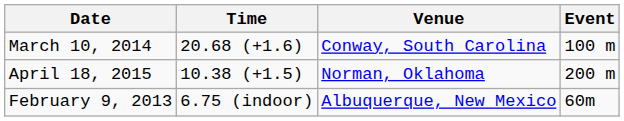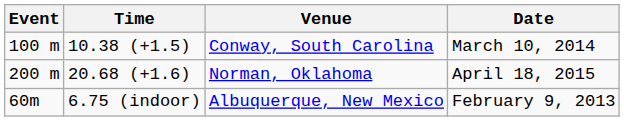columns swapped: (590, 19) <-> (90, 19)
(242, 46) 20.68 (+1.6) -> (129, 46) 10.38 (+1.5)
(242, 74) 10.38 (+1.5) -> (129, 74) 20.68 (+1.6)
